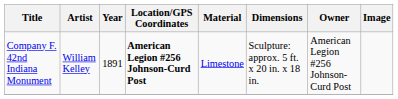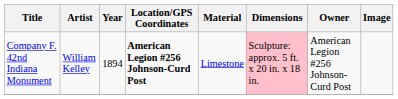(112, 63) 1891 -> (112, 63) 1894
(274, 63) no background -> (274, 63) pink background
